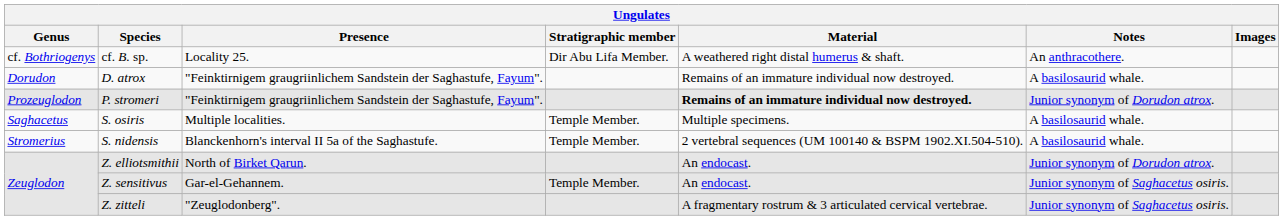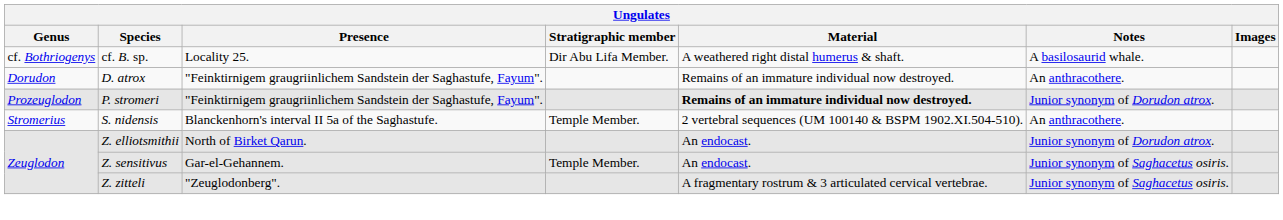(1077, 57) An anthracothere. -> (1087, 57) A basilosaurid whale.
(1087, 78) A basilosaurid whale. -> (1077, 78) An anthracothere.
- row: (123, 120)
(1087, 141) A basilosaurid whale. -> (1077, 120) An anthracothere.
